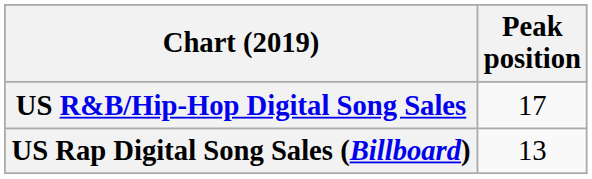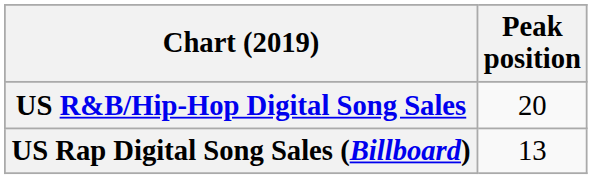(532, 104) 17 -> (532, 104) 20
